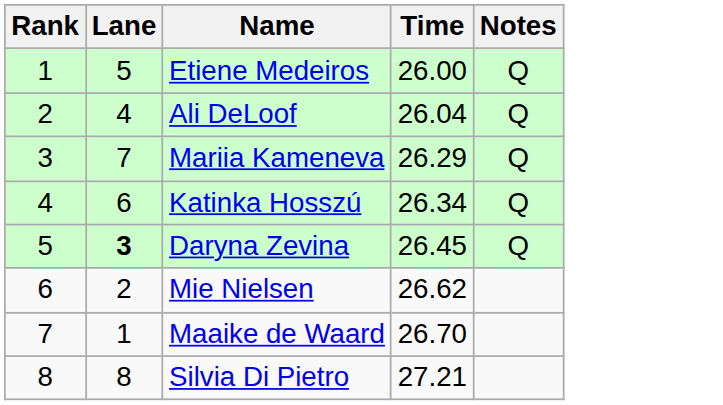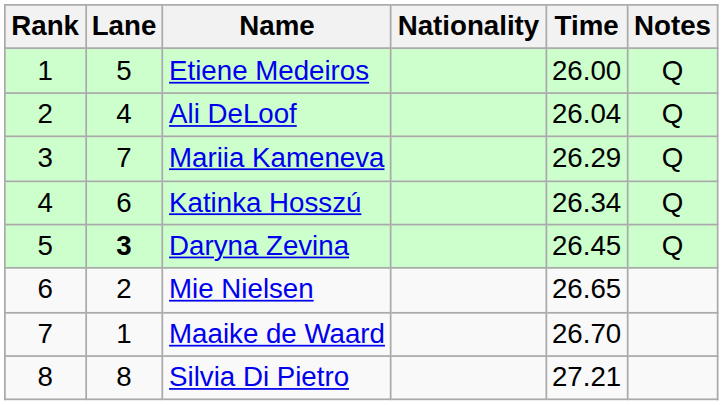+ column: (468, 26)
(432, 289) 26.62 -> (587, 289) 26.65
